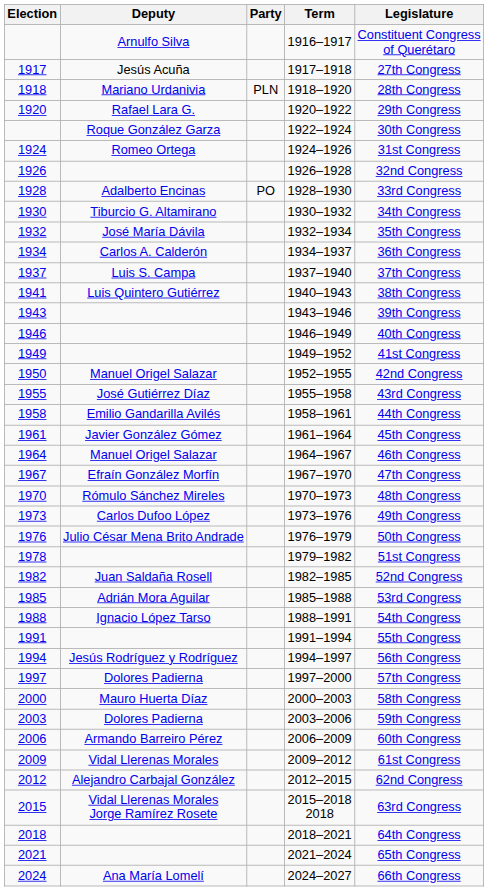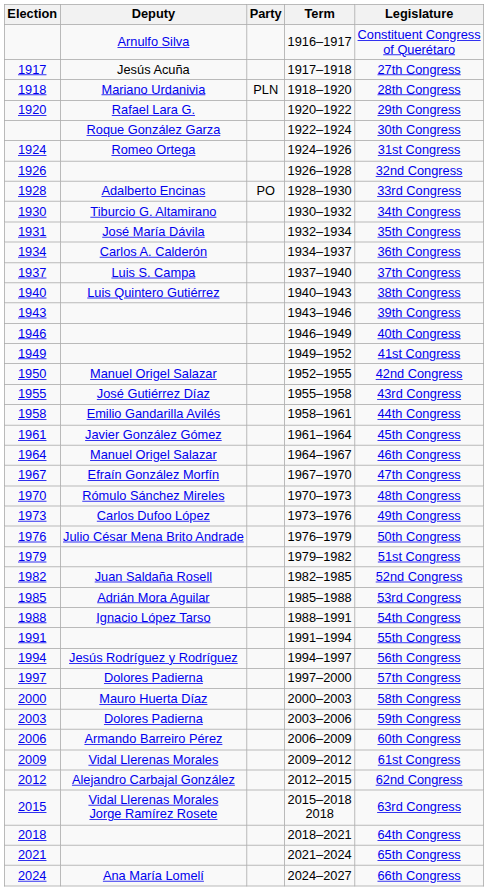(32, 232) 1932 -> (32, 232) 1931
(32, 292) 1941 -> (32, 292) 1940
(32, 556) 1978 -> (32, 556) 1979
